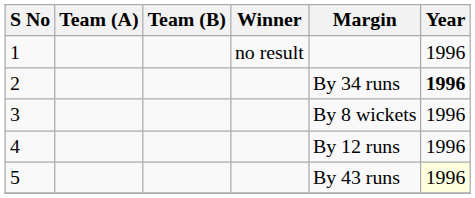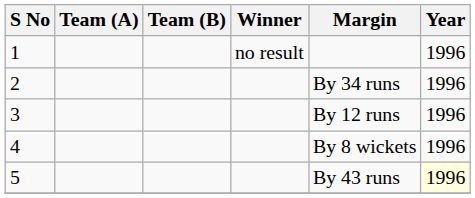(446, 83) bold -> (446, 83) normal
(365, 114) By 8 wickets -> (356, 114) By 12 runs
(356, 146) By 12 runs -> (365, 146) By 8 wickets
